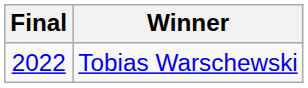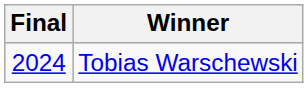(39, 62) 2022 -> (39, 62) 2024
